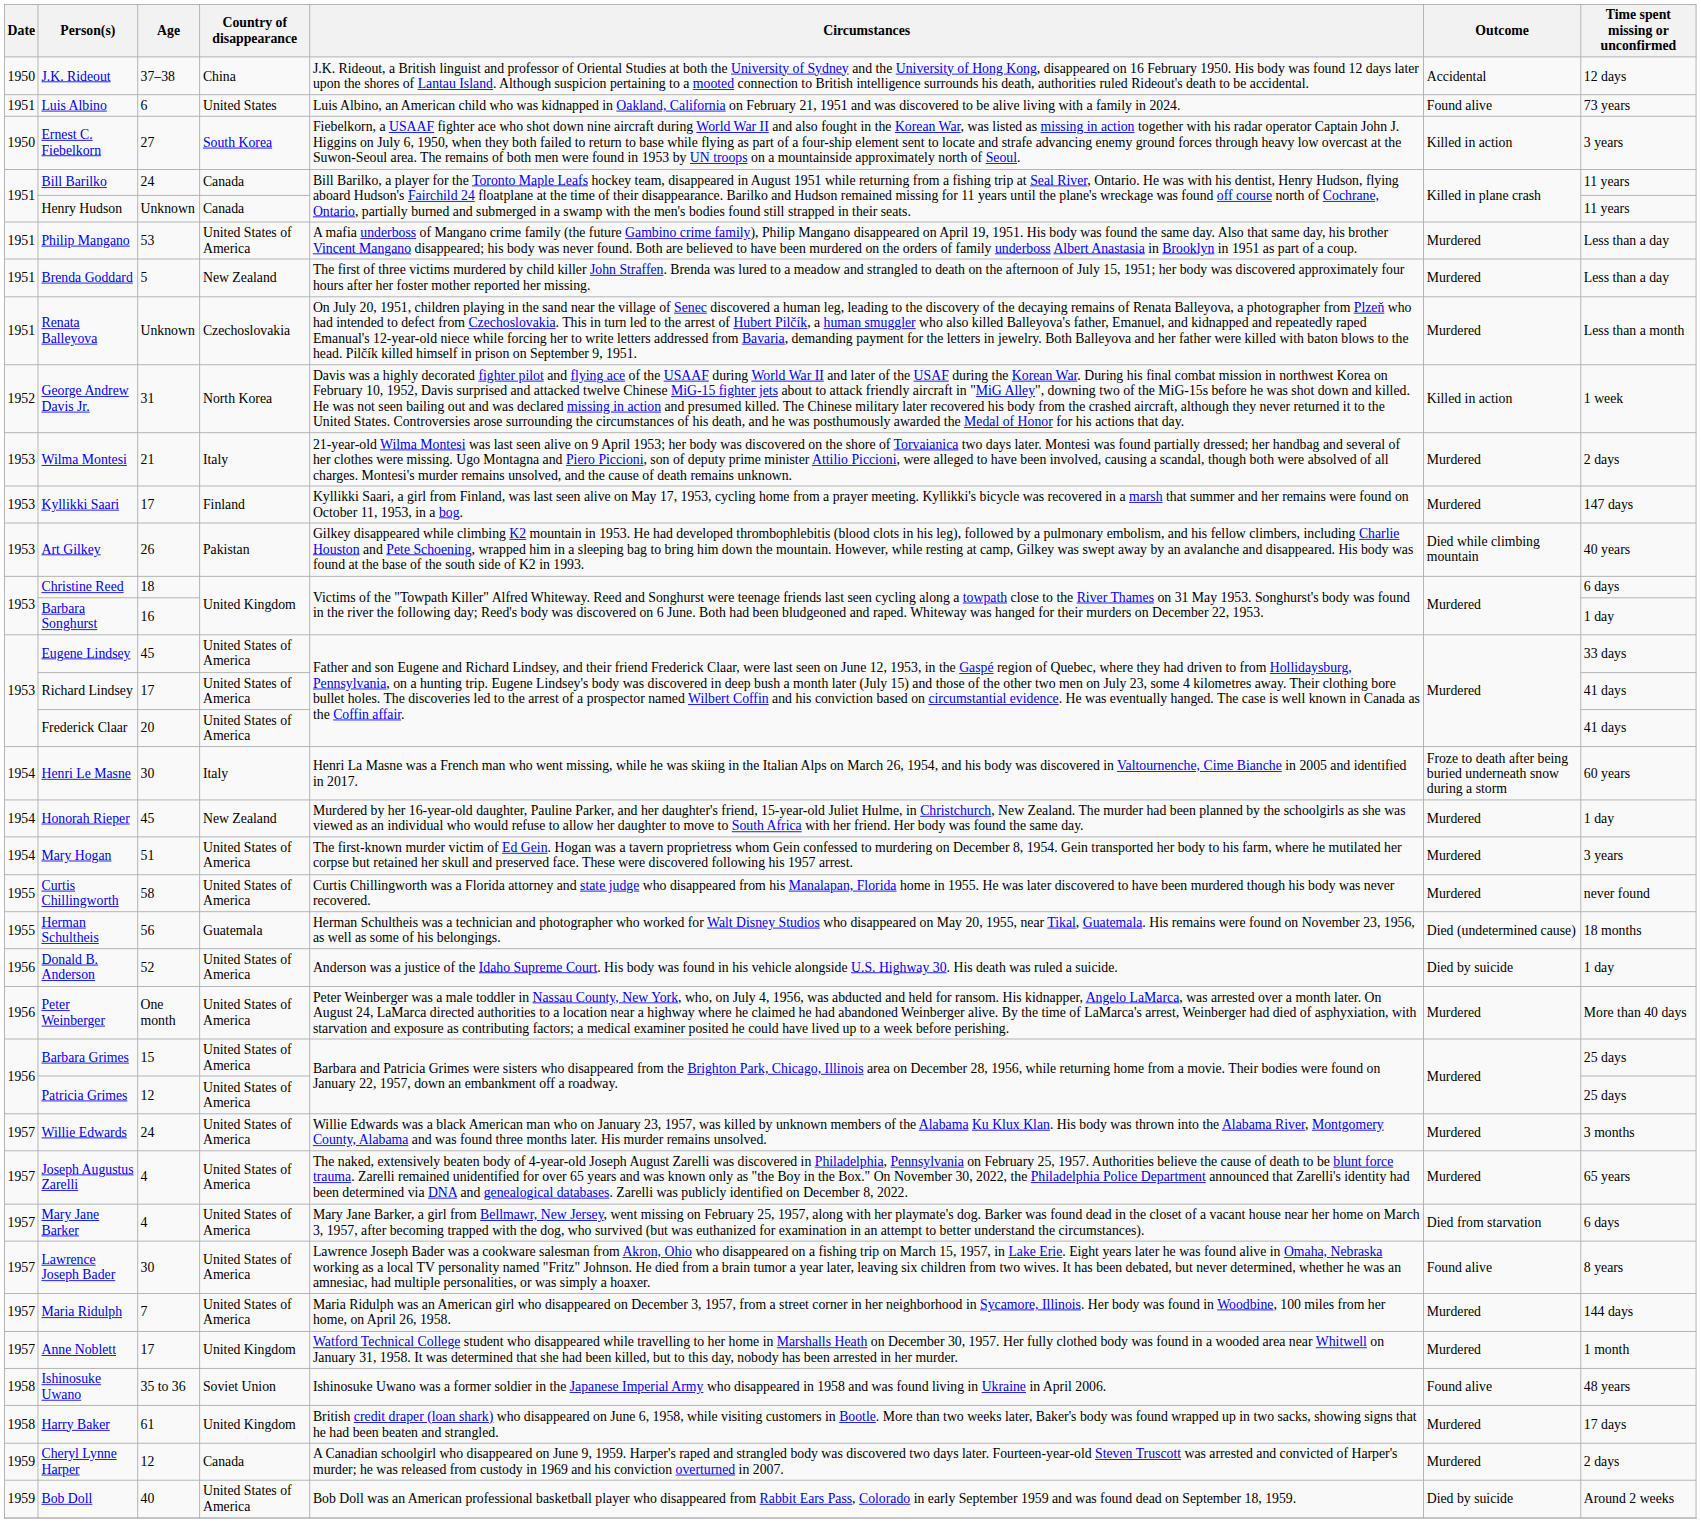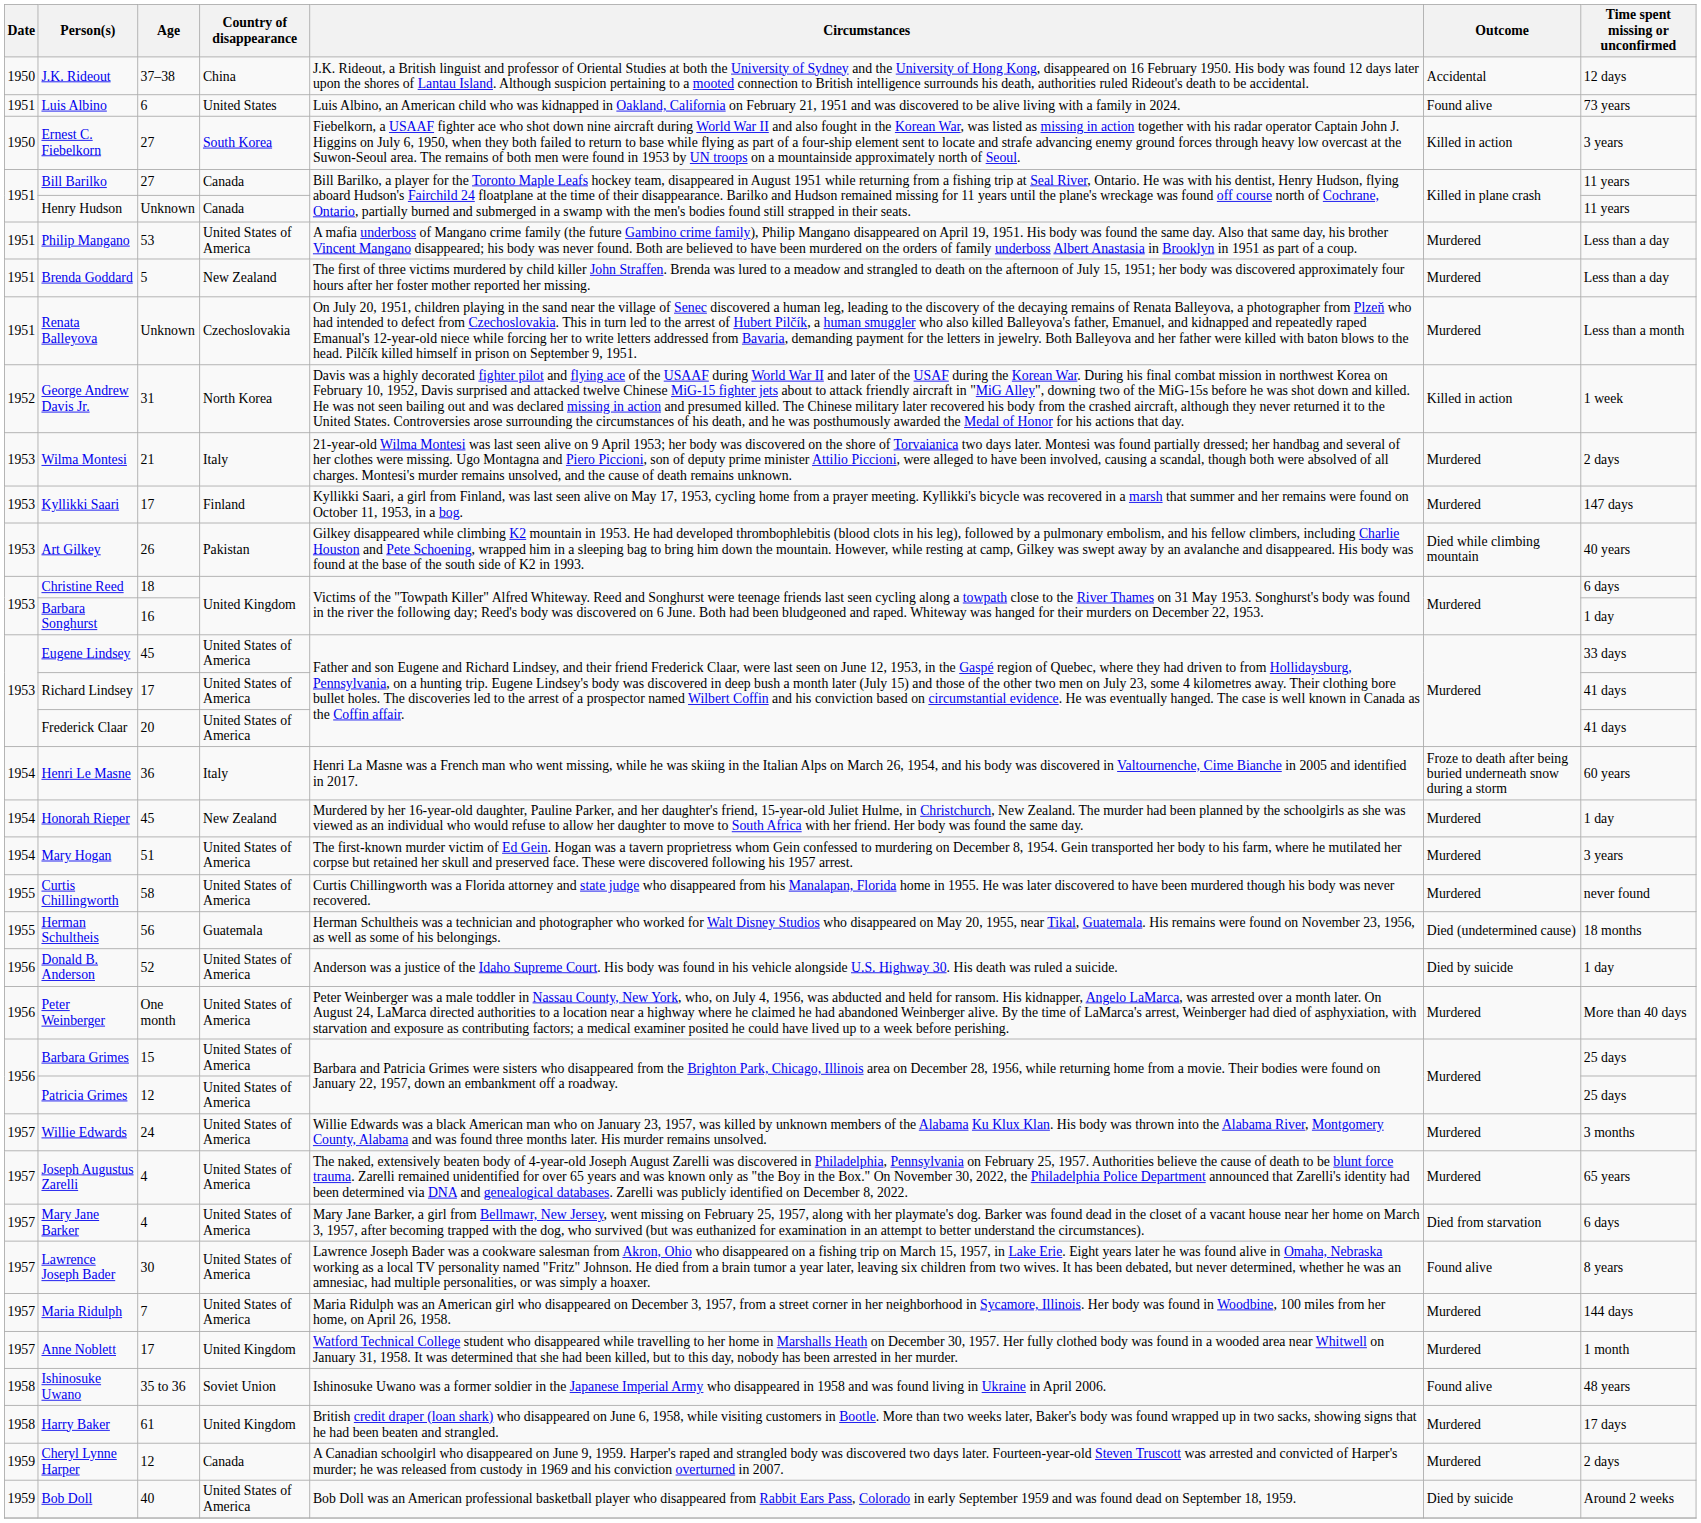(147, 182) 24 -> (147, 182) 27
(147, 773) 30 -> (147, 773) 36
